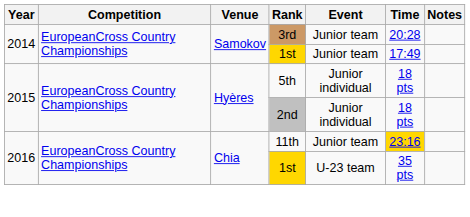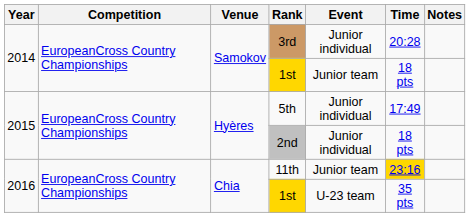(346, 35) Junior team -> (346, 41) Junior individual
(405, 54) 17:49 -> (405, 75) 18 pts
(405, 81) 18 pts -> (405, 109) 17:49
